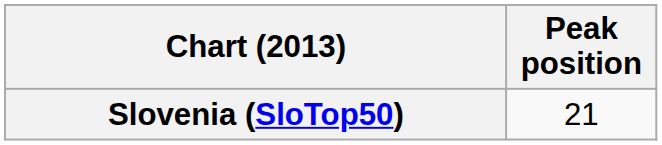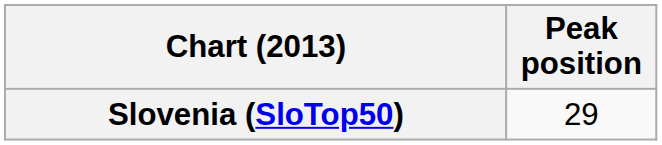(581, 113) 21 -> (581, 113) 29
